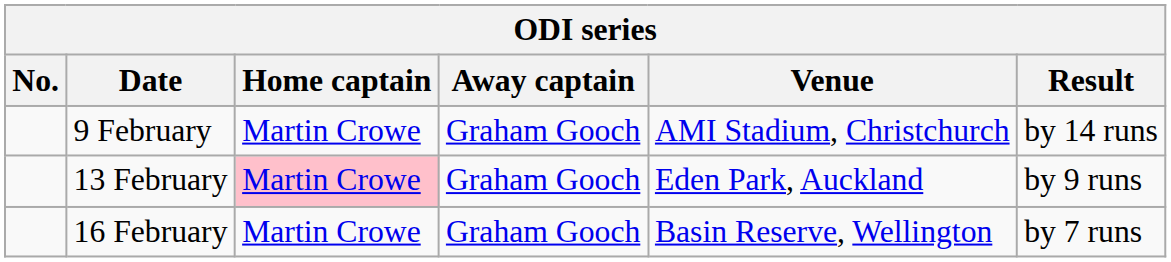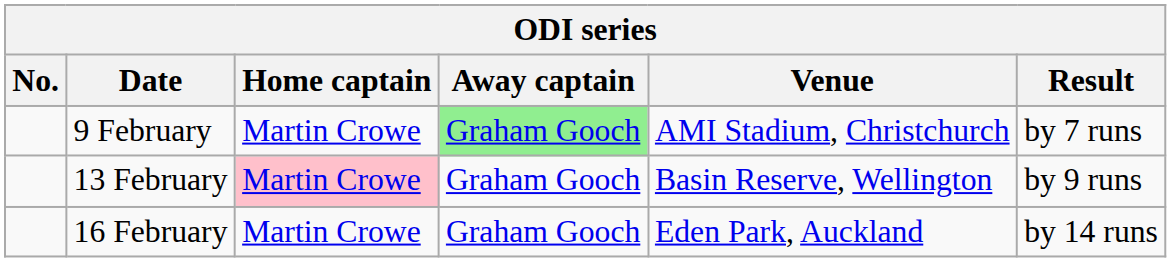(543, 130) no background -> (543, 130) lightgreen background
(1091, 130) by 14 runs -> (1083, 130) by 7 runs
(789, 180) Eden Park, Auckland -> (824, 180) Basin Reserve, Wellington
(824, 230) Basin Reserve, Wellington -> (789, 230) Eden Park, Auckland
(1083, 230) by 7 runs -> (1091, 230) by 14 runs
